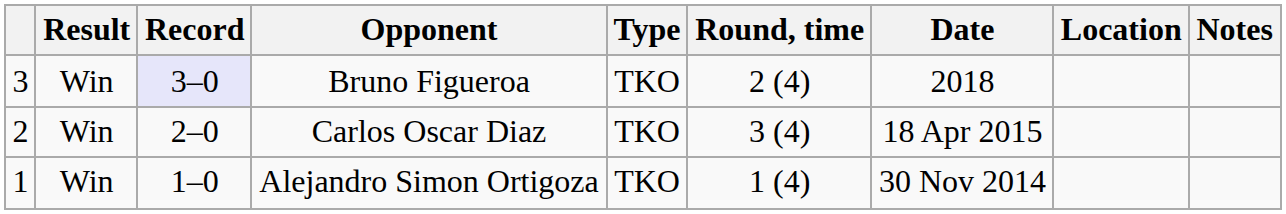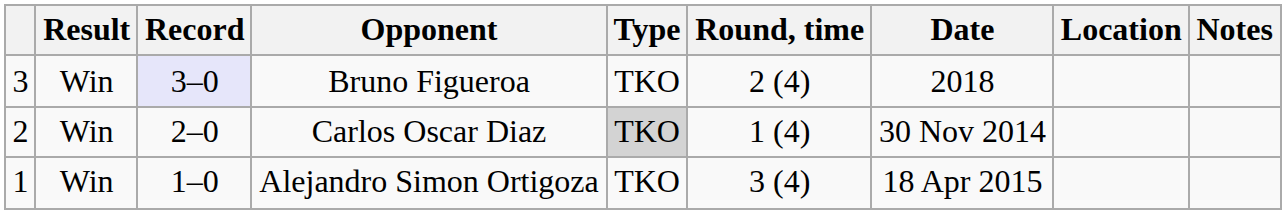(647, 131) no background -> (647, 131) lightgrey background
(780, 131) 3 (4) -> (780, 131) 1 (4)
(962, 131) 18 Apr 2015 -> (962, 131) 30 Nov 2014
(780, 182) 1 (4) -> (780, 182) 3 (4)
(962, 182) 30 Nov 2014 -> (962, 182) 18 Apr 2015
